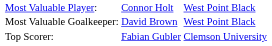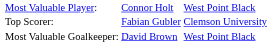rows swapped: (62, 22) <-> (29, 36)
